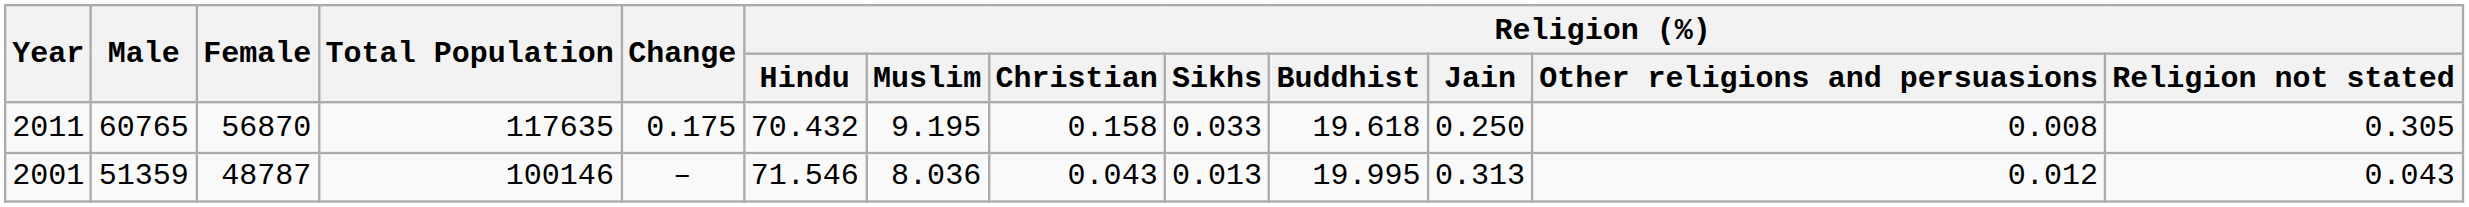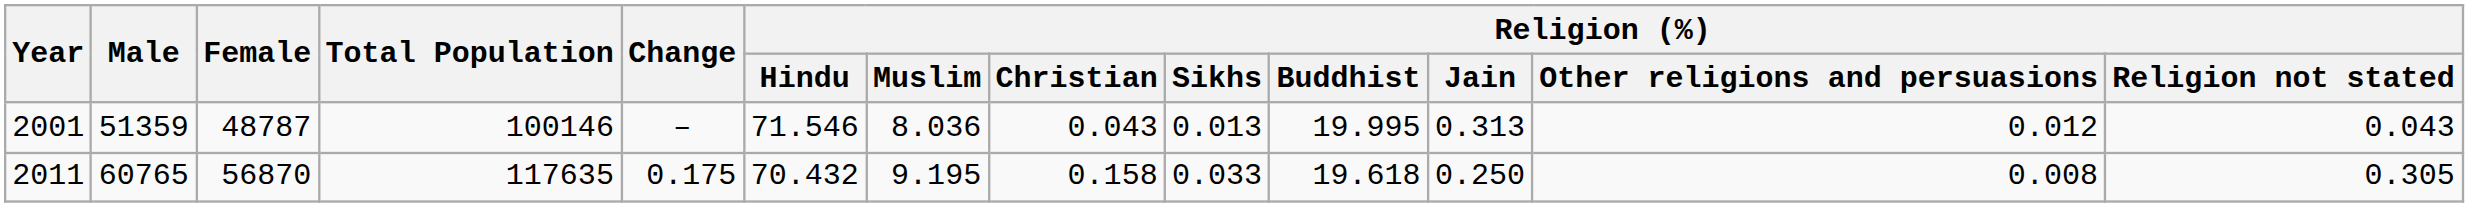rows swapped: (48, 176) <-> (48, 128)
